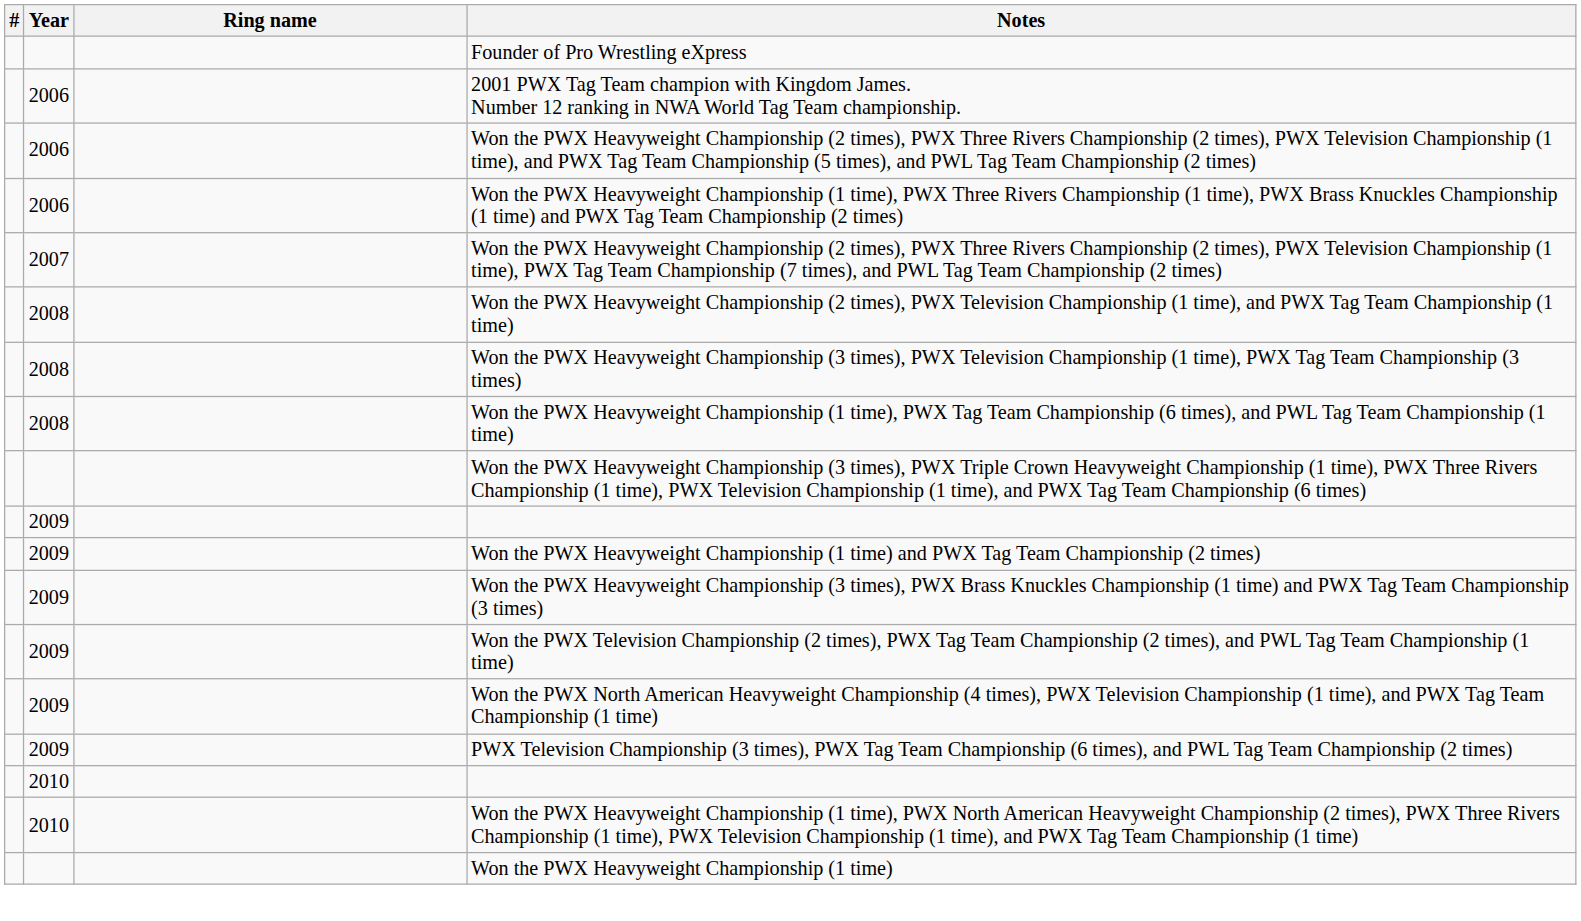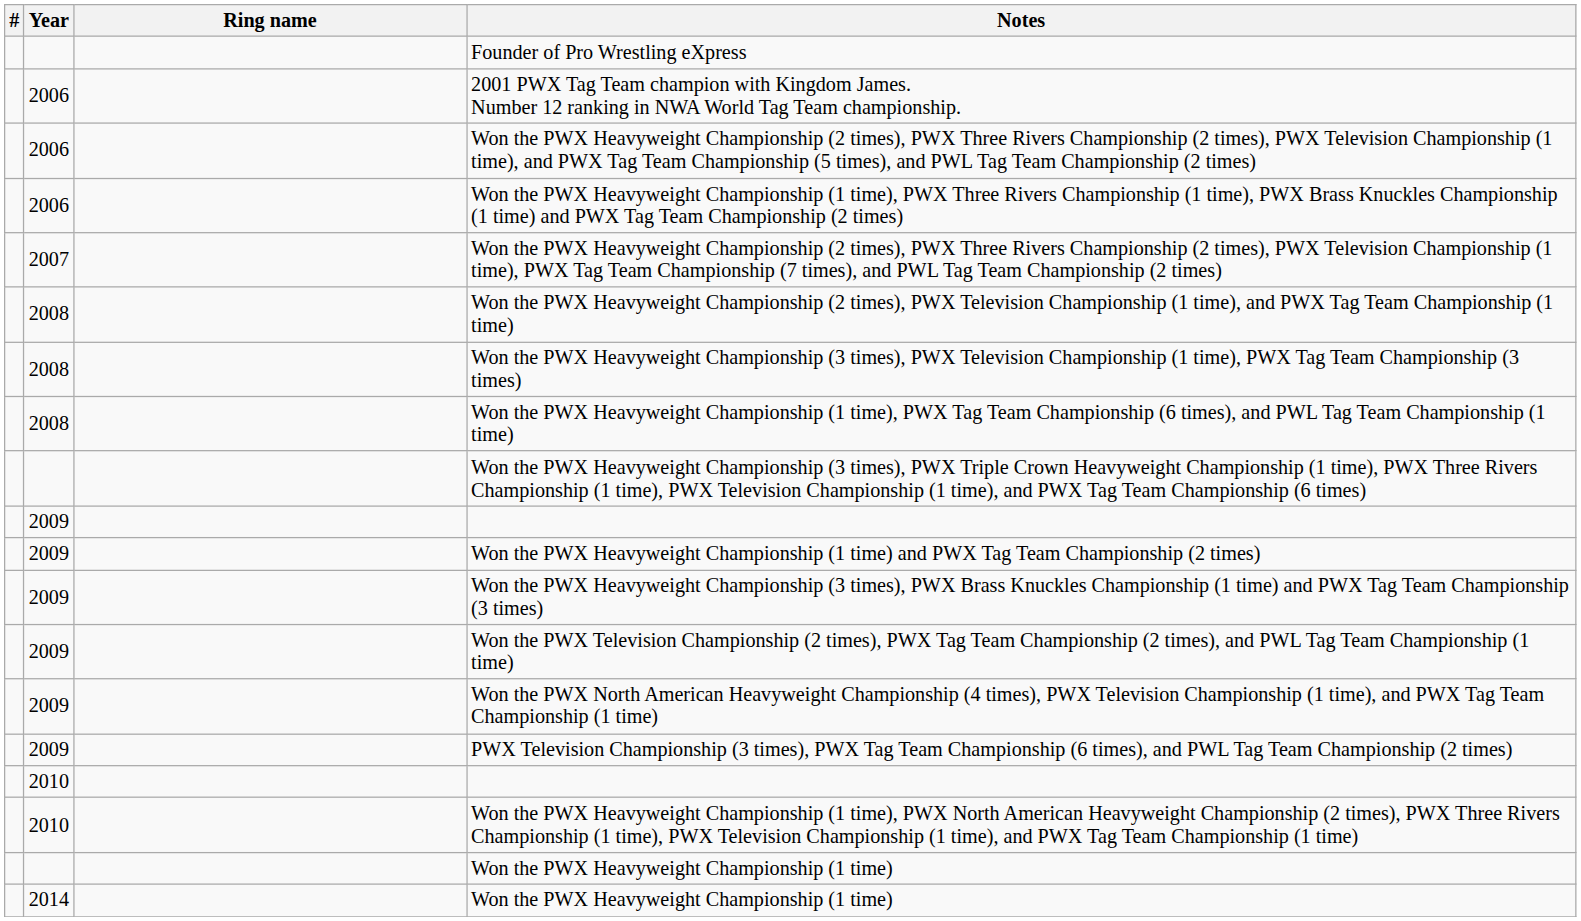+ row: (49, 900)
